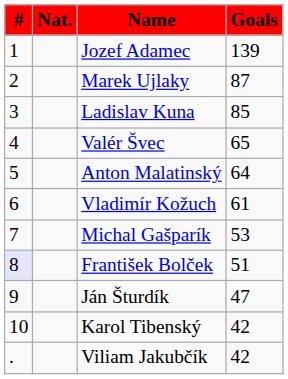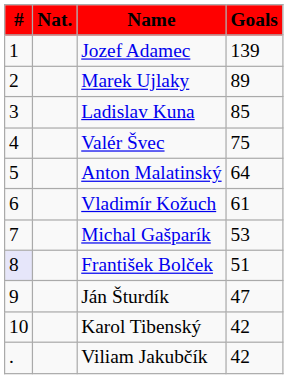(240, 81) 87 -> (240, 81) 89
(240, 142) 65 -> (240, 142) 75
